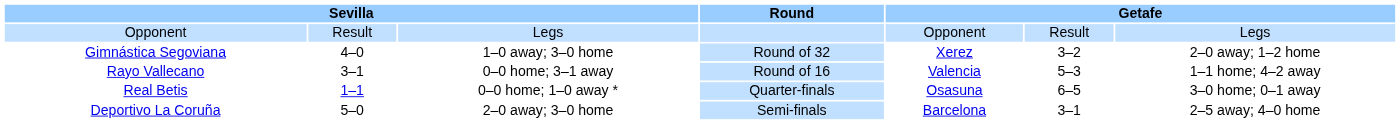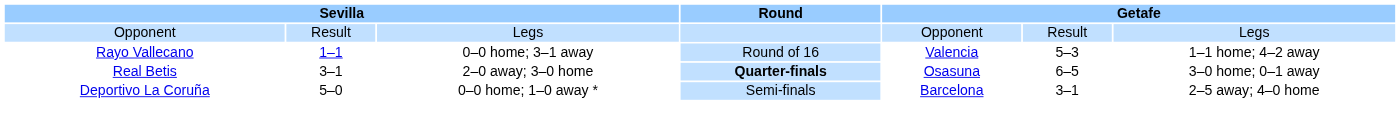- row: (156, 52)
(352, 71) 3–1 -> (331, 52) 1–1
(352, 91) 1–1 -> (331, 71) 3–1
(548, 91) 0–0 home; 1–0 away * -> (528, 71) 2–0 away; 3–0 home
(792, 91) normal -> (781, 71) bold
(548, 110) 2–0 away; 3–0 home -> (528, 91) 0–0 home; 1–0 away *
